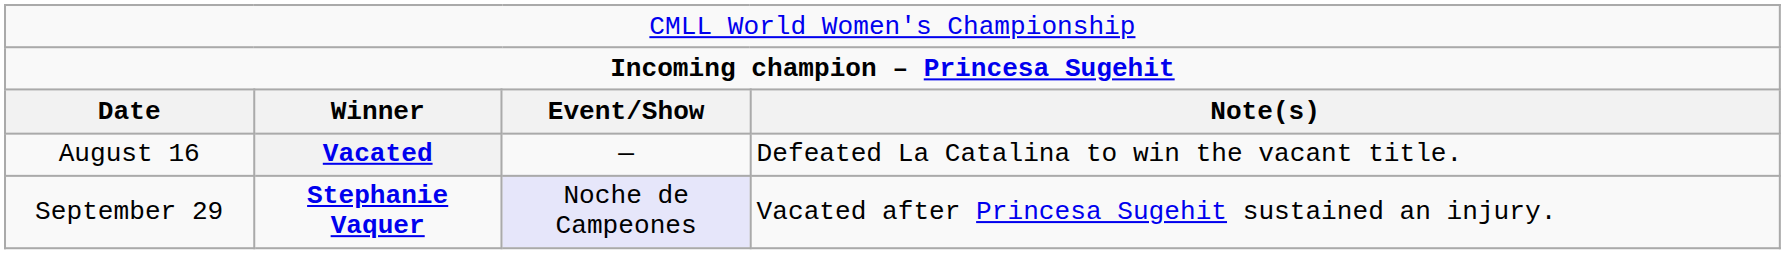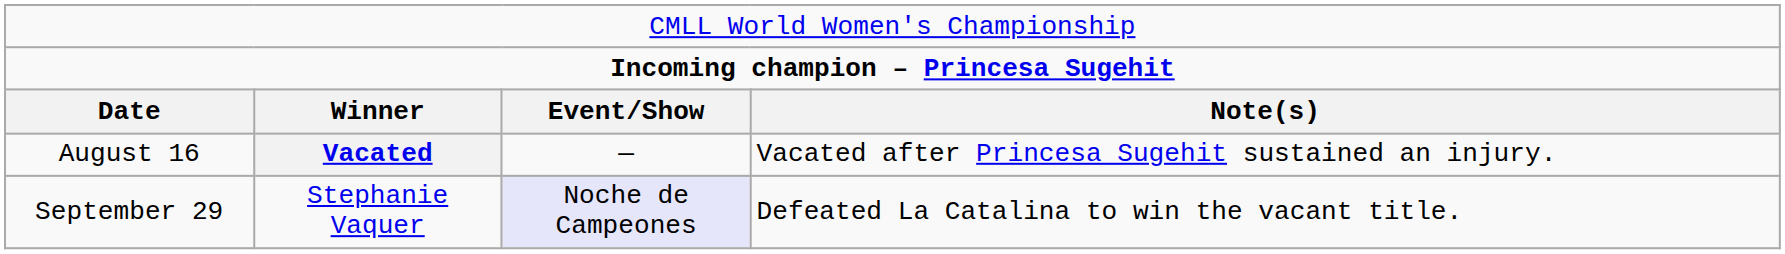(1109, 154) Defeated La Catalina to win the vacant title. -> (1156, 154) Vacated after Princesa Sugehit sustained an injury.
(378, 212) bold -> (378, 212) normal
(1156, 212) Vacated after Princesa Sugehit sustained an injury. -> (1109, 212) Defeated La Catalina to win the vacant title.
